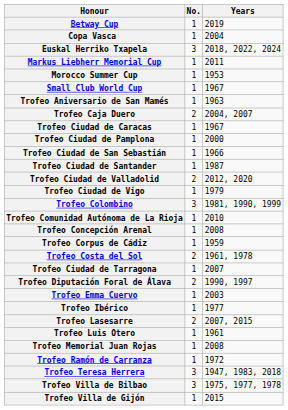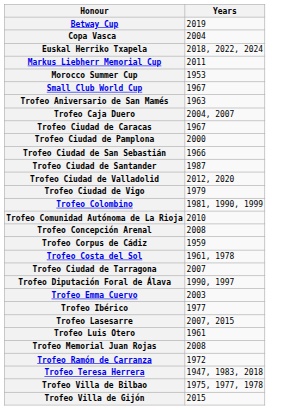- column: (194, 11)
